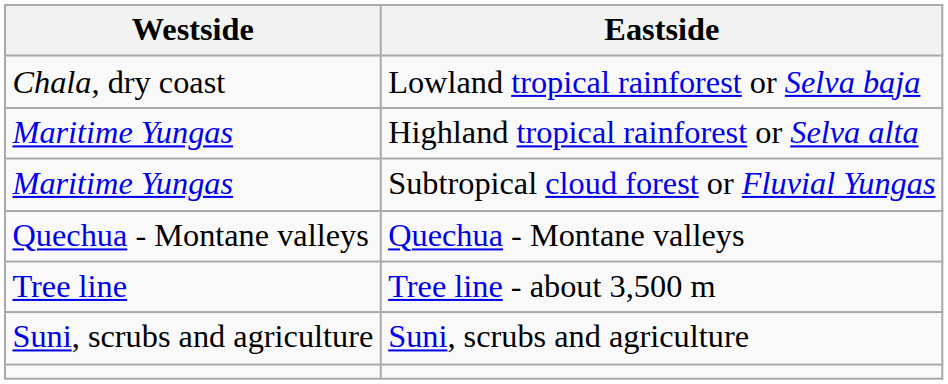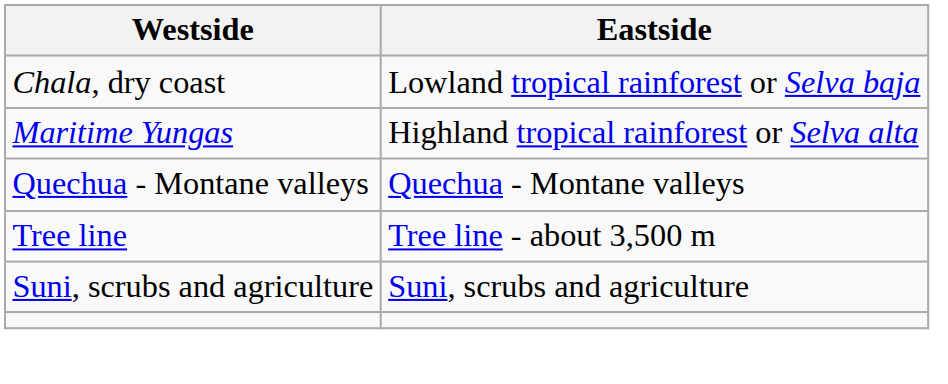- row: (662, 183)
